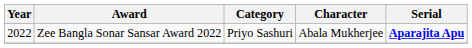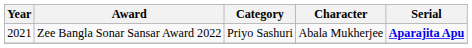(19, 33) 2022 -> (19, 33) 2021
